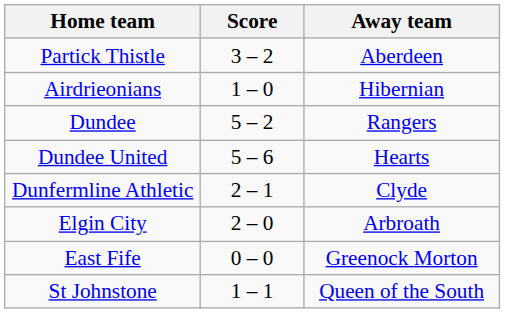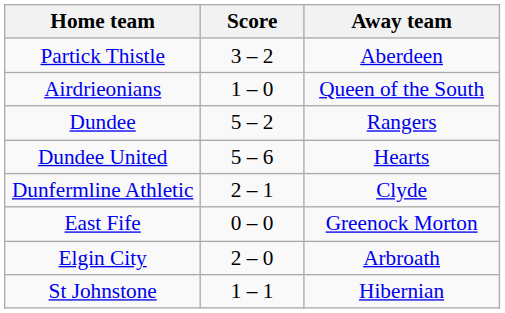(402, 88) Hibernian -> (402, 88) Queen of the South
rows swapped: (103, 257) <-> (103, 223)
(402, 291) Queen of the South -> (402, 291) Hibernian
